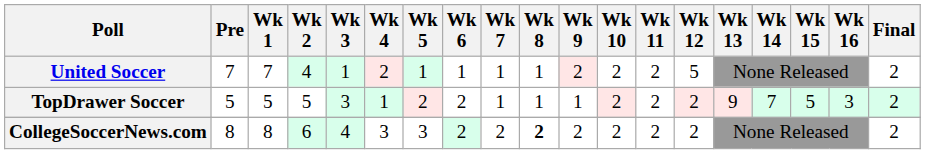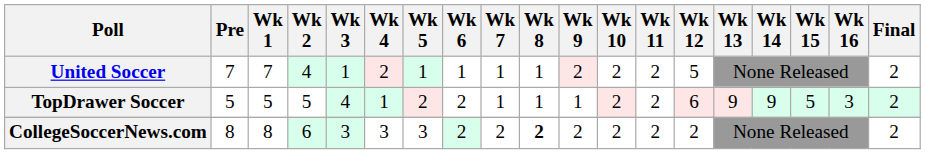(345, 102) 3 -> (345, 102) 4
(694, 102) 2 -> (694, 102) 6
(771, 102) 7 -> (771, 102) 9
(345, 132) 4 -> (345, 132) 3
